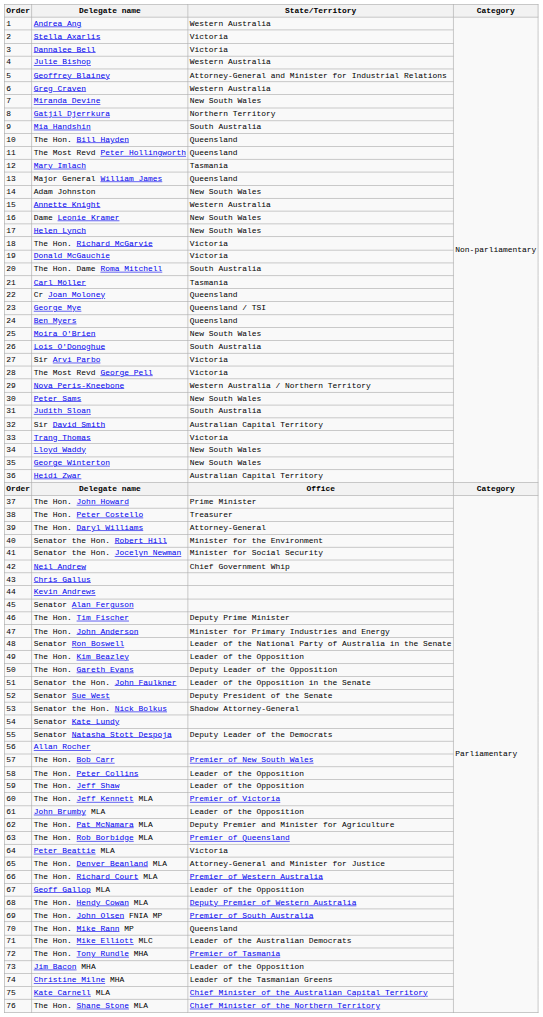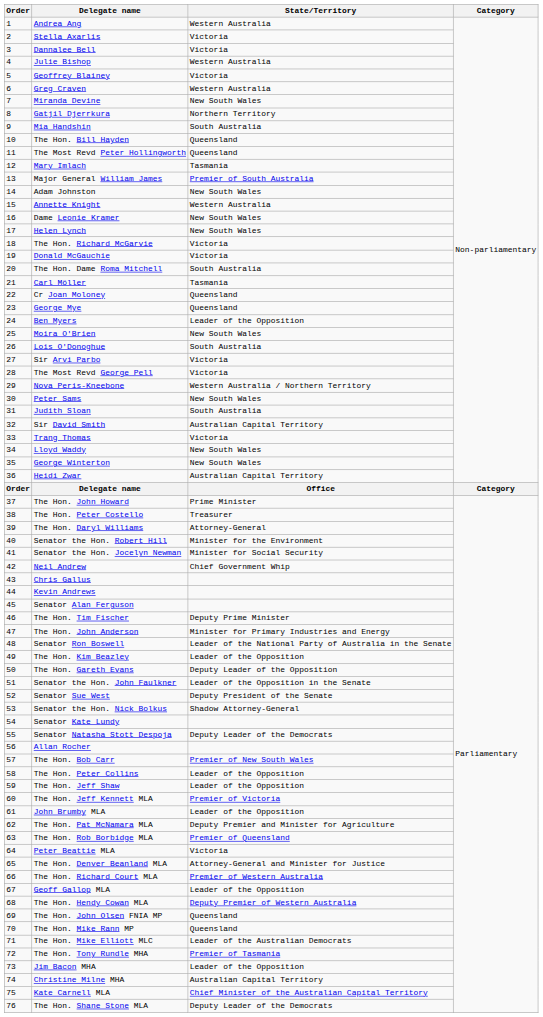(318, 75) Attorney-General and Minister for Industrial Relations -> (209, 75) Victoria
(214, 179) Queensland -> (252, 179) Premier of South Australia
(228, 308) Queensland / TSI -> (214, 308) Queensland
(214, 321) Queensland -> (247, 321) Leader of the Opposition
(252, 915) Premier of South Australia -> (214, 915) Queensland
(261, 980) Leader of the Tasmanian Greens -> (256, 980) Australian Capital Territory
(285, 1006) Chief Minister of the Northern Territory -> (261, 1006) Deputy Leader of the Democrats
